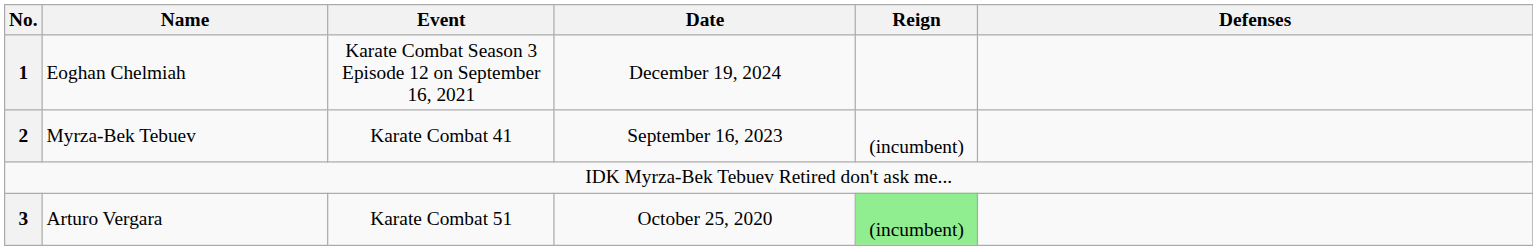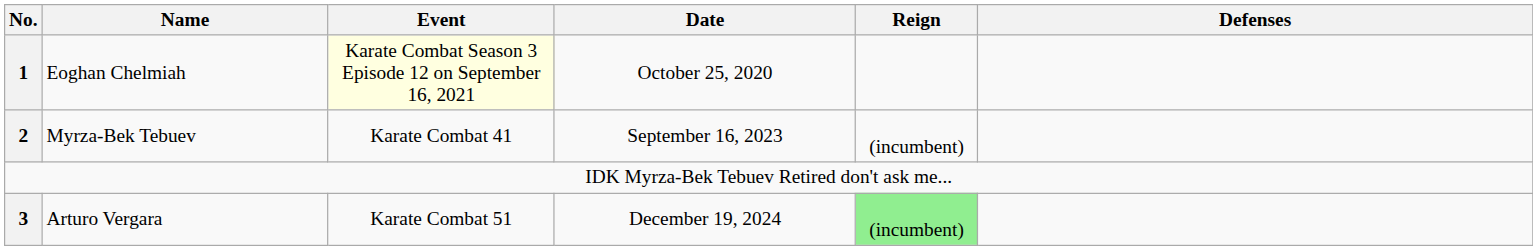(441, 72) no background -> (441, 72) lightyellow background
(705, 72) December 19, 2024 -> (705, 72) October 25, 2020
(705, 218) October 25, 2020 -> (705, 218) December 19, 2024
